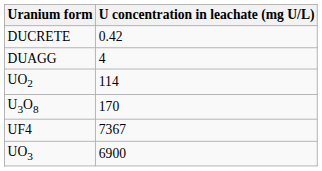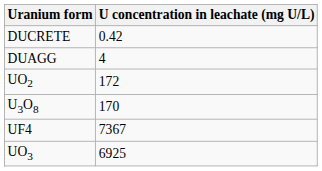(109, 81) 114 -> (109, 81) 172
(112, 153) 6900 -> (112, 153) 6925
